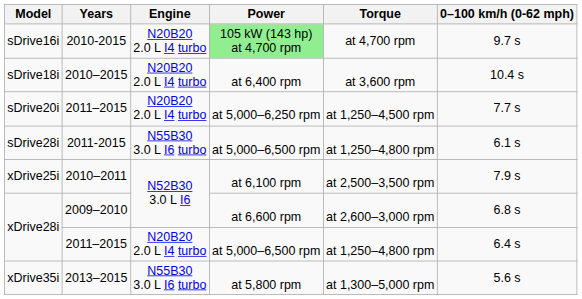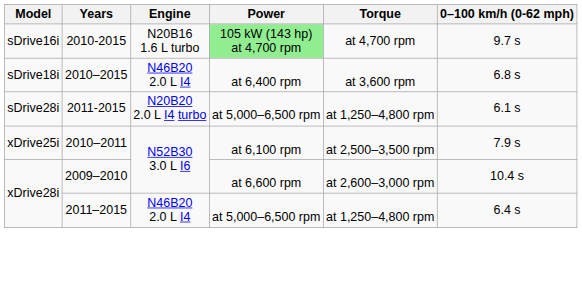(170, 41) N20B20 2.0 L I4 turbo -> (170, 41) N20B16 1.6 L turbo
(170, 75) N20B20 2.0 L I4 turbo -> (170, 75) N46B20 2.0 L I4
(507, 75) 10.4 s -> (507, 75) 6.8 s
- row: (33, 108)
(170, 142) N55B30 3.0 L I6 turbo -> (170, 108) N20B20 2.0 L I4 turbo
(507, 210) 6.8 s -> (507, 176) 10.4 s
(170, 244) N20B20 2.0 L I4 turbo -> (170, 210) N46B20 2.0 L I4
- row: (33, 278)
